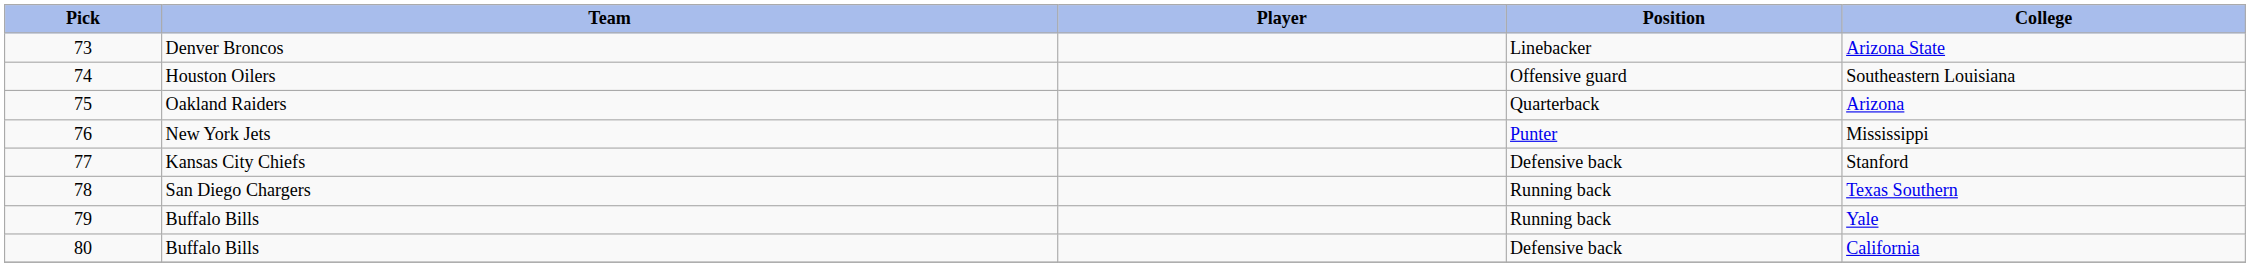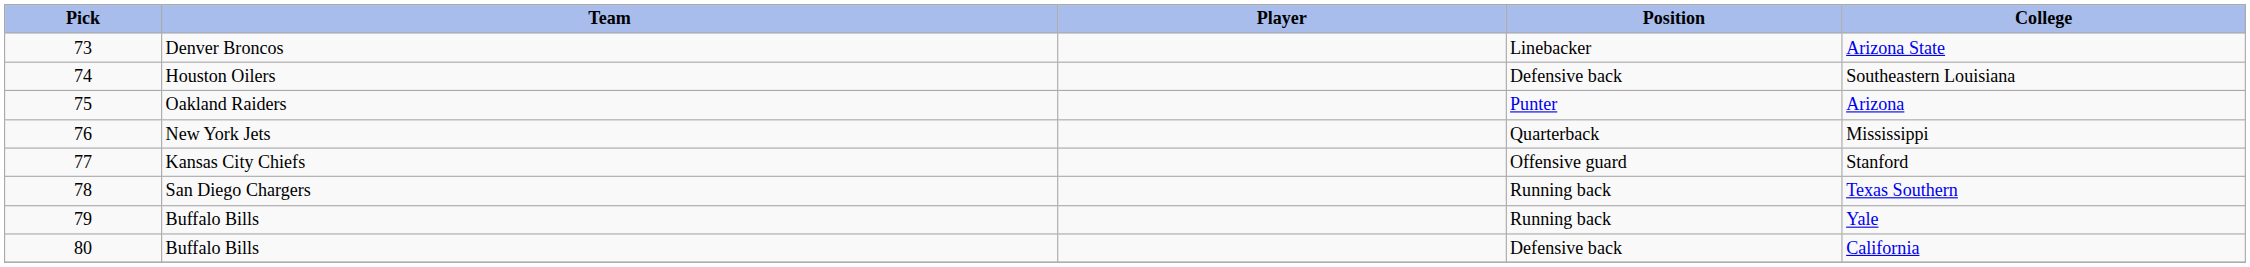(1568, 76) Offensive guard -> (1566, 76) Defensive back
(1555, 104) Quarterback -> (1534, 104) Punter
(1534, 133) Punter -> (1555, 133) Quarterback
(1566, 162) Defensive back -> (1568, 162) Offensive guard
